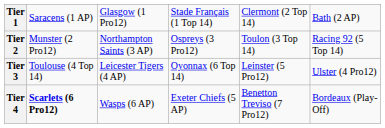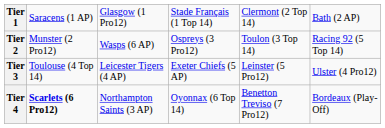(126, 44) Northampton Saints (3 AP) -> (127, 44) Wasps (6 AP)
(203, 71) Oyonnax (6 Top 14) -> (203, 71) Exeter Chiefs (5 AP)
(127, 104) Wasps (6 AP) -> (126, 104) Northampton Saints (3 AP)
(203, 104) Exeter Chiefs (5 AP) -> (203, 104) Oyonnax (6 Top 14)
